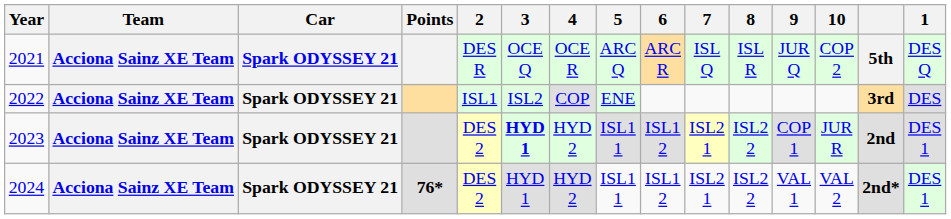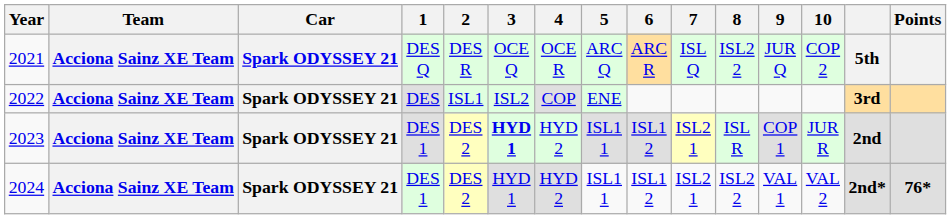columns swapped: (925, 19) <-> (430, 19)
(751, 59) ISL R -> (737, 59) ISL2 2
(751, 138) ISL2 2 -> (737, 138) ISL R
